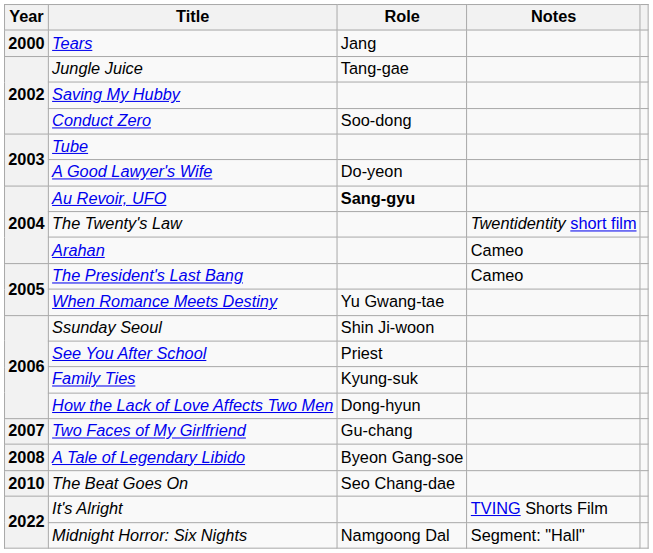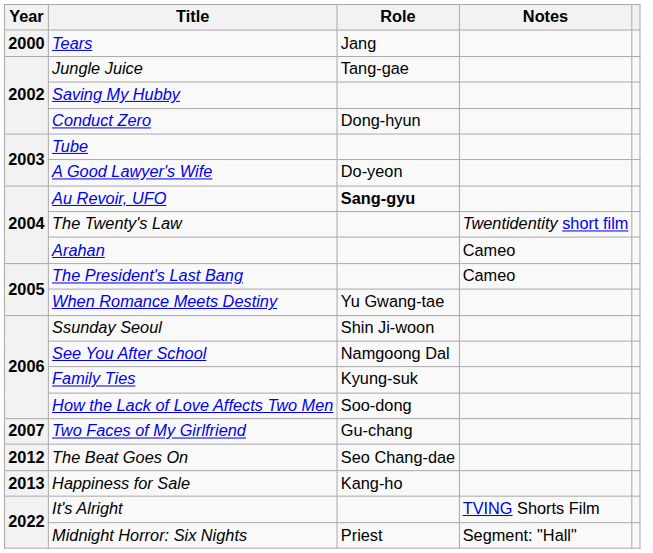(376, 120) Soo-dong -> (381, 120) Dong-hyun
(362, 353) Priest -> (395, 353) Namgoong Dal
(381, 405) Dong-hyun -> (376, 405) Soo-dong
- row: (149, 457)
(26, 483) 2010 -> (26, 457) 2012
+ row: (121, 483)
(395, 535) Namgoong Dal -> (362, 535) Priest
